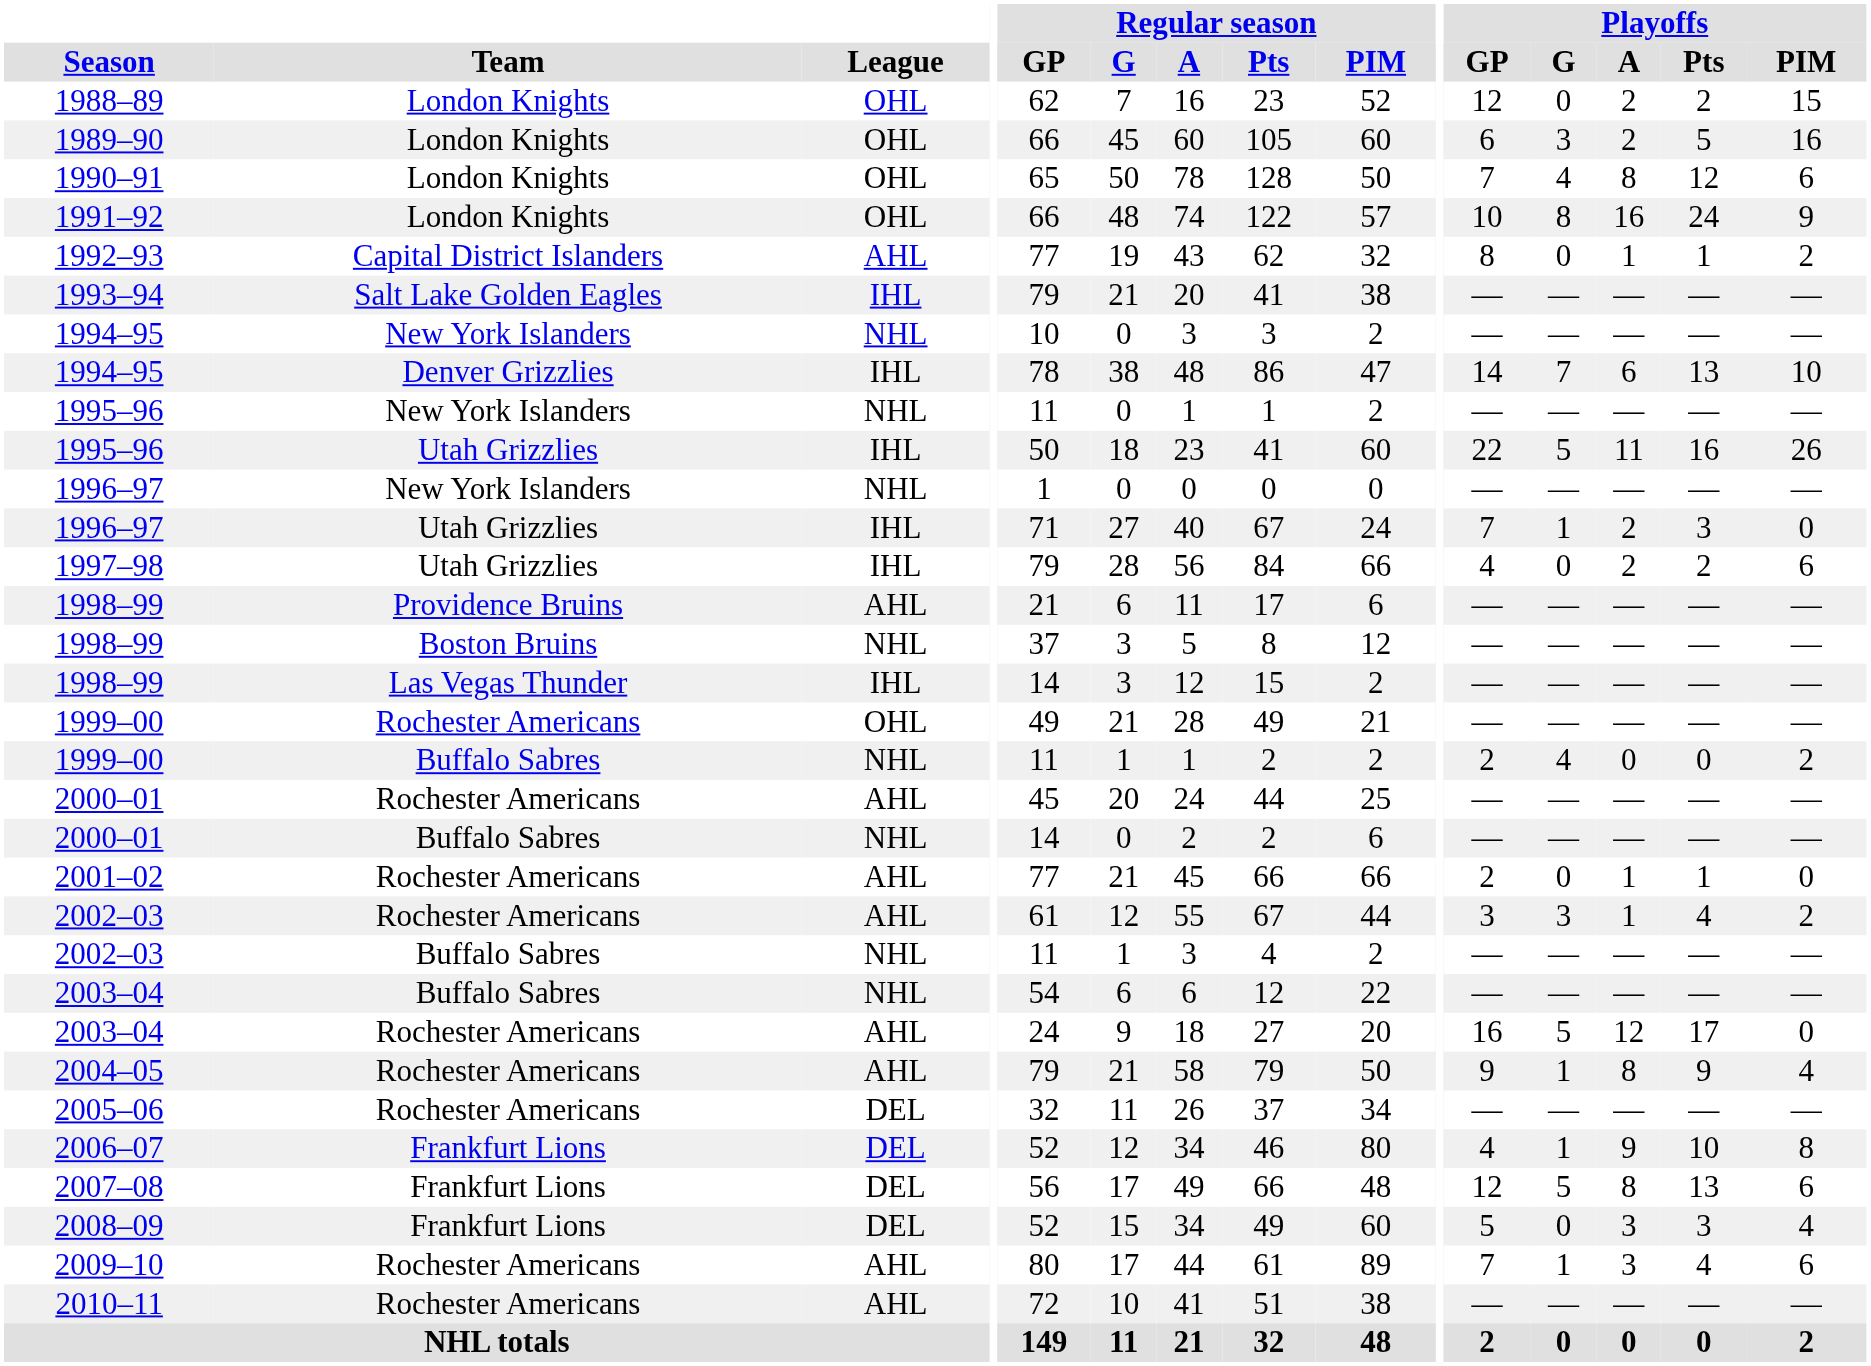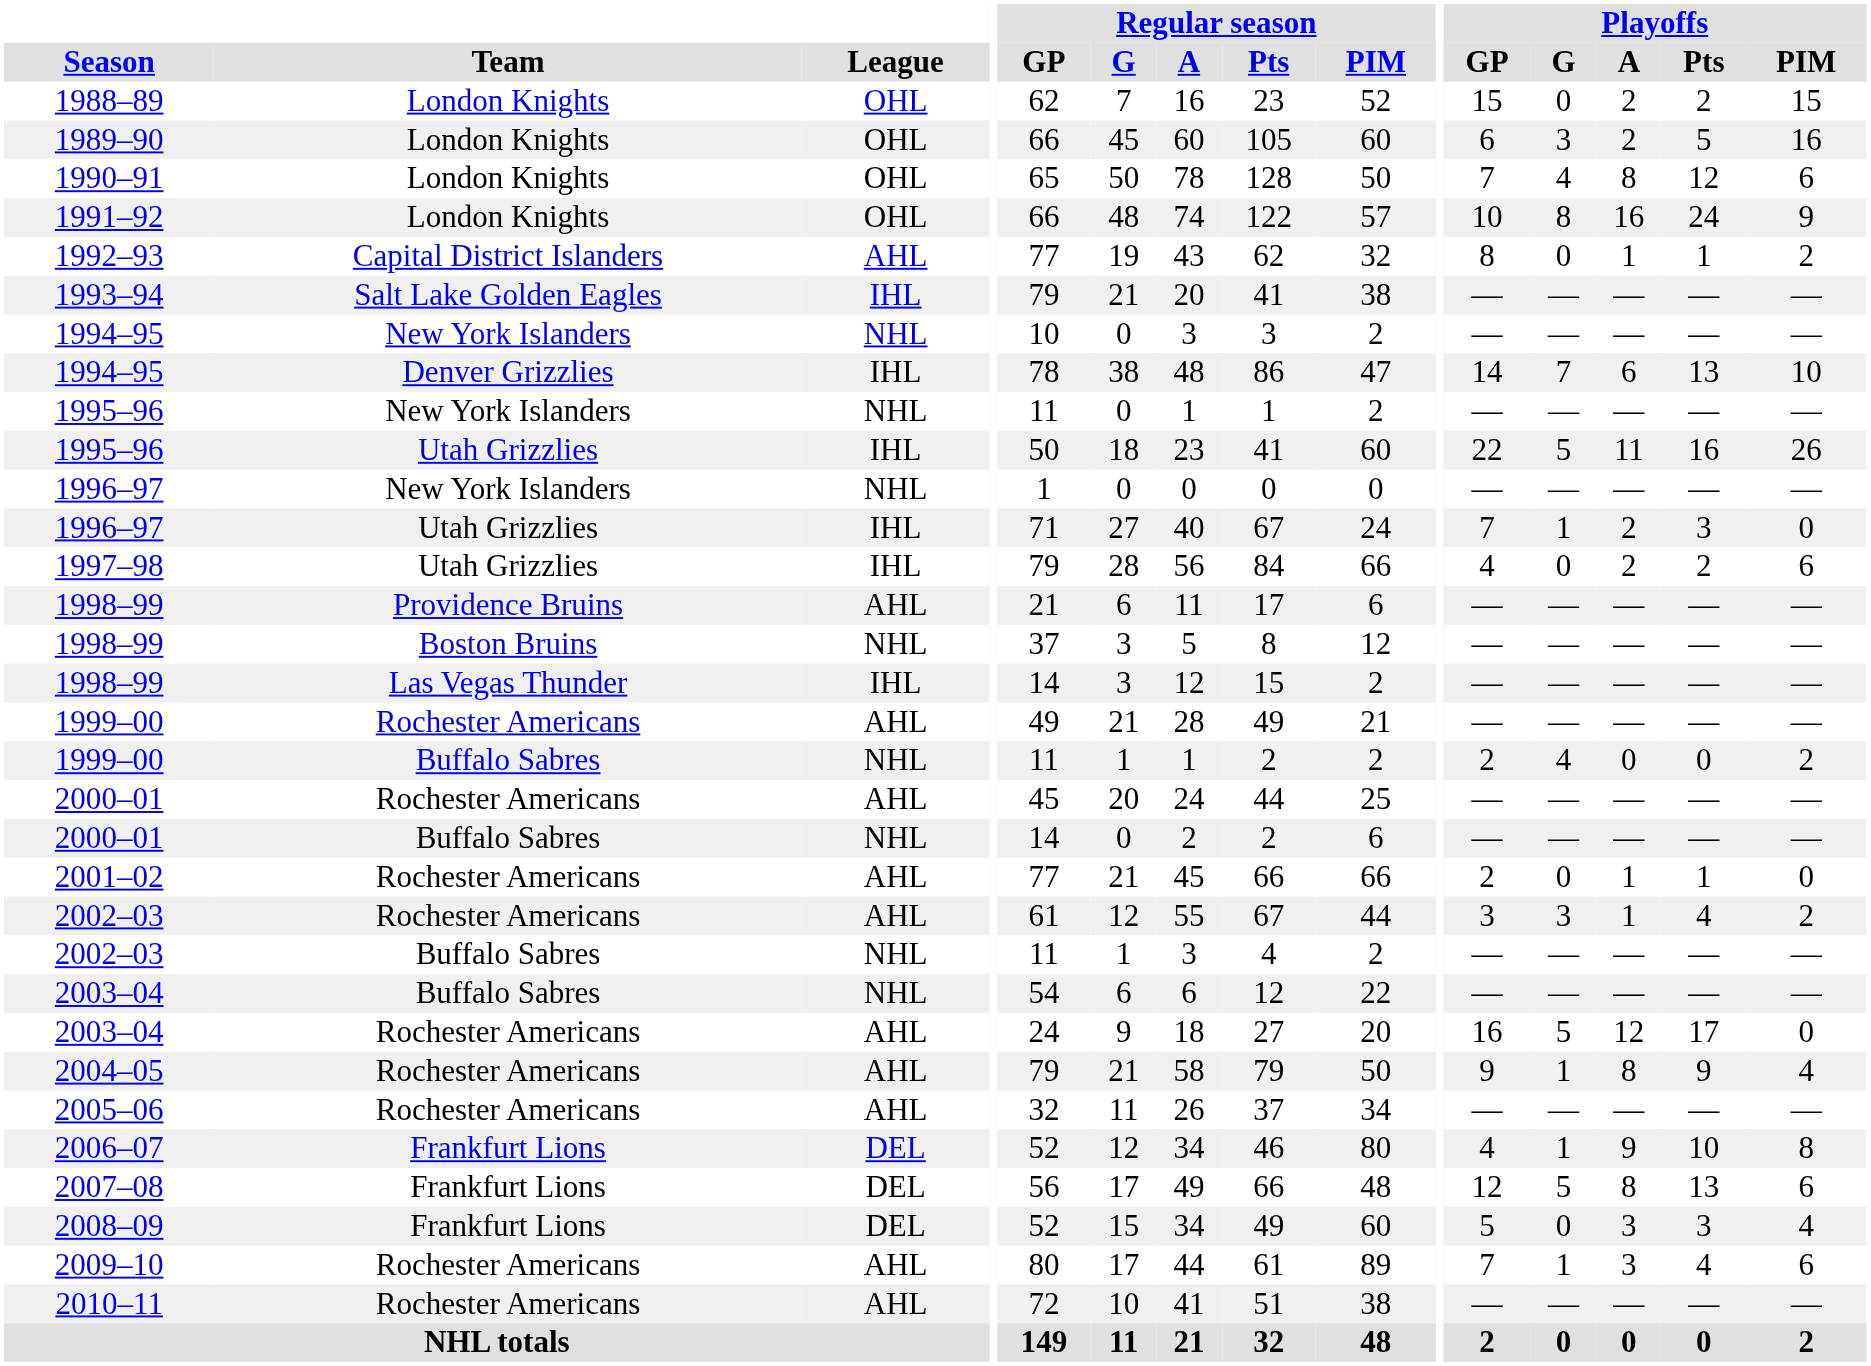(1487, 100) 12 -> (1487, 100) 15
(896, 721) OHL -> (896, 721) AHL
(896, 1109) DEL -> (896, 1109) AHL
